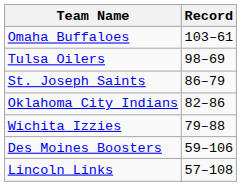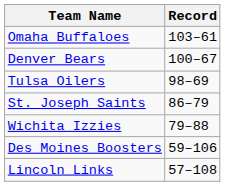+ row: (56, 60)
- row: (93, 104)
